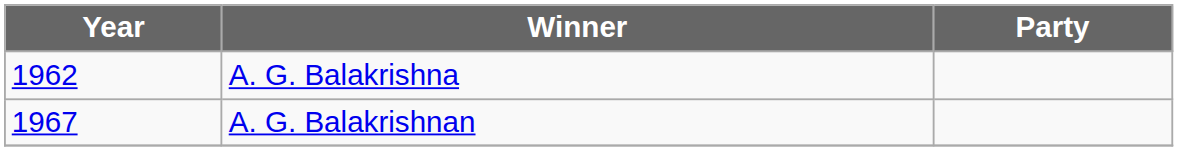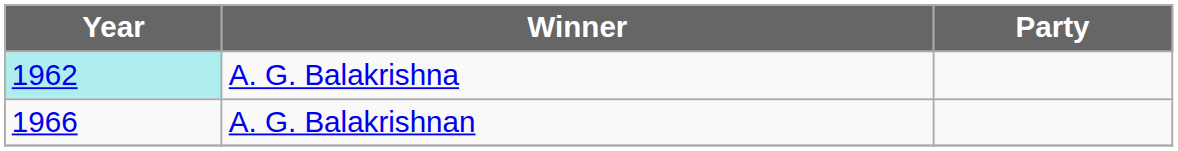(45, 74) no background -> (45, 74) paleturquoise background
(45, 121) 1967 -> (45, 121) 1966
